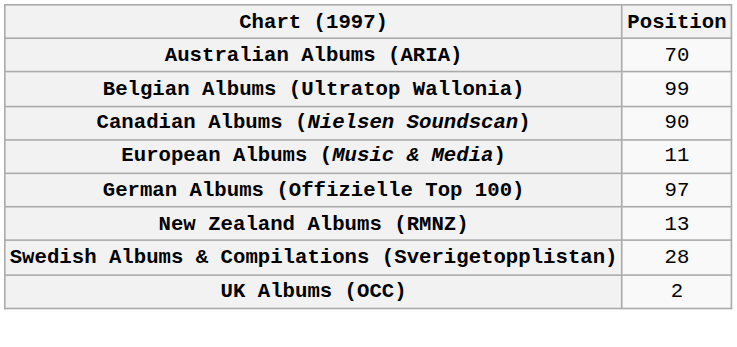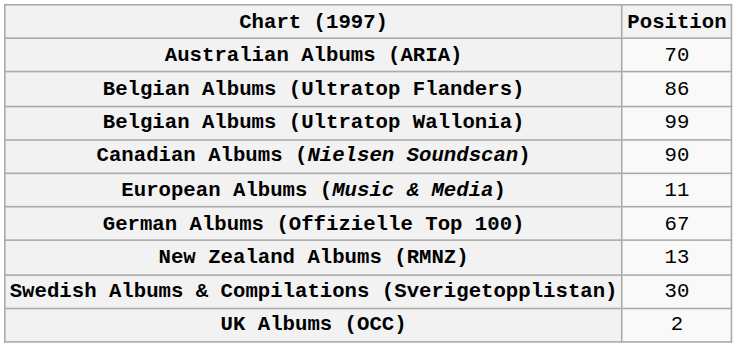+ row: (314, 89)
(677, 190) 97 -> (677, 224) 67
(677, 257) 28 -> (677, 291) 30
